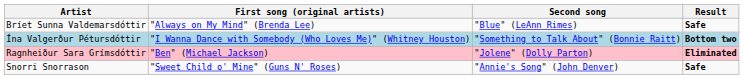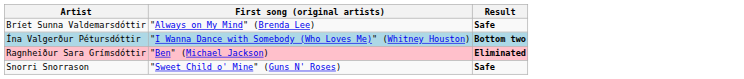- column: (578, 11)
